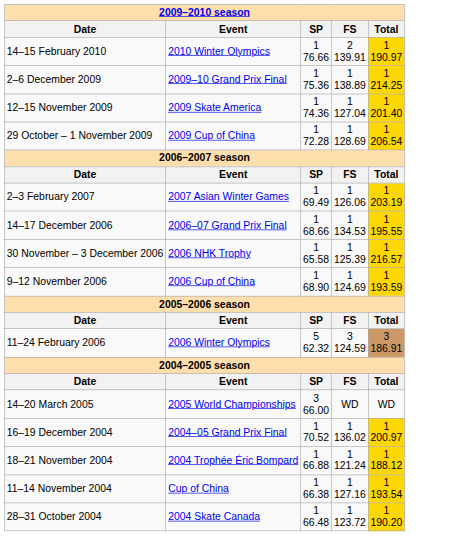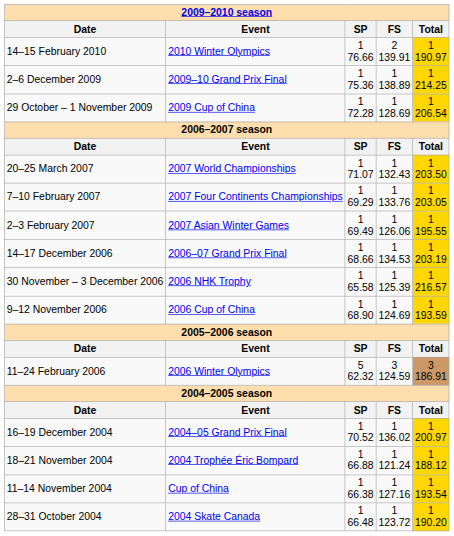- row: (60, 107)
+ row: (50, 169)
+ row: (54, 197)
(386, 197) 1 203.19 -> (431, 225) 1 195.55
(386, 225) 1 195.55 -> (431, 253) 1 203.19
- row: (50, 404)
